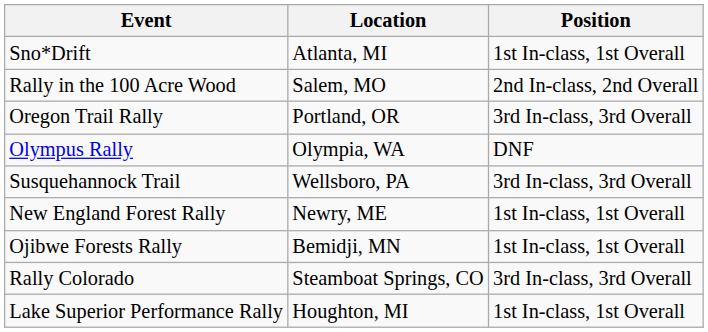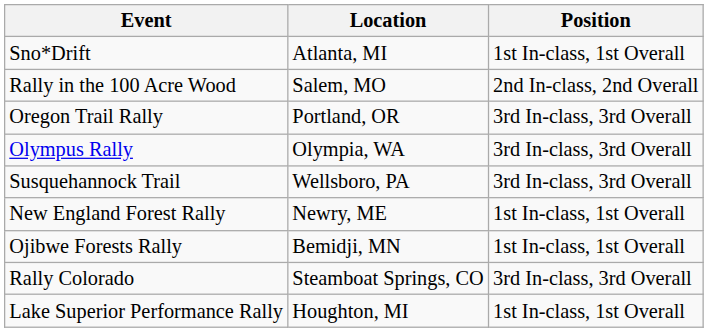(513, 149) DNF -> (592, 149) 3rd In-class, 3rd Overall
